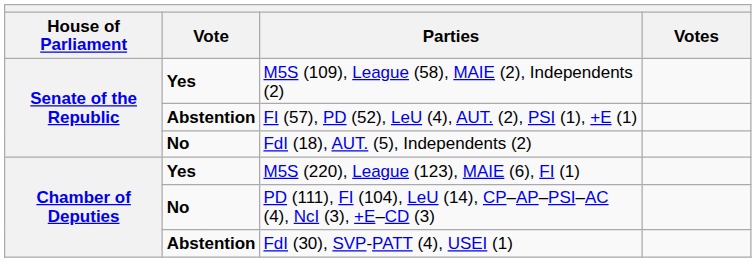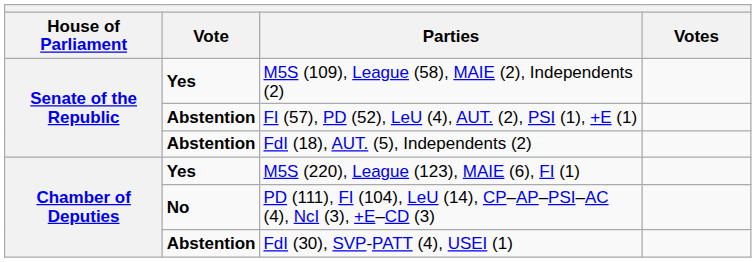(178, 144) No -> (211, 144) Abstention
